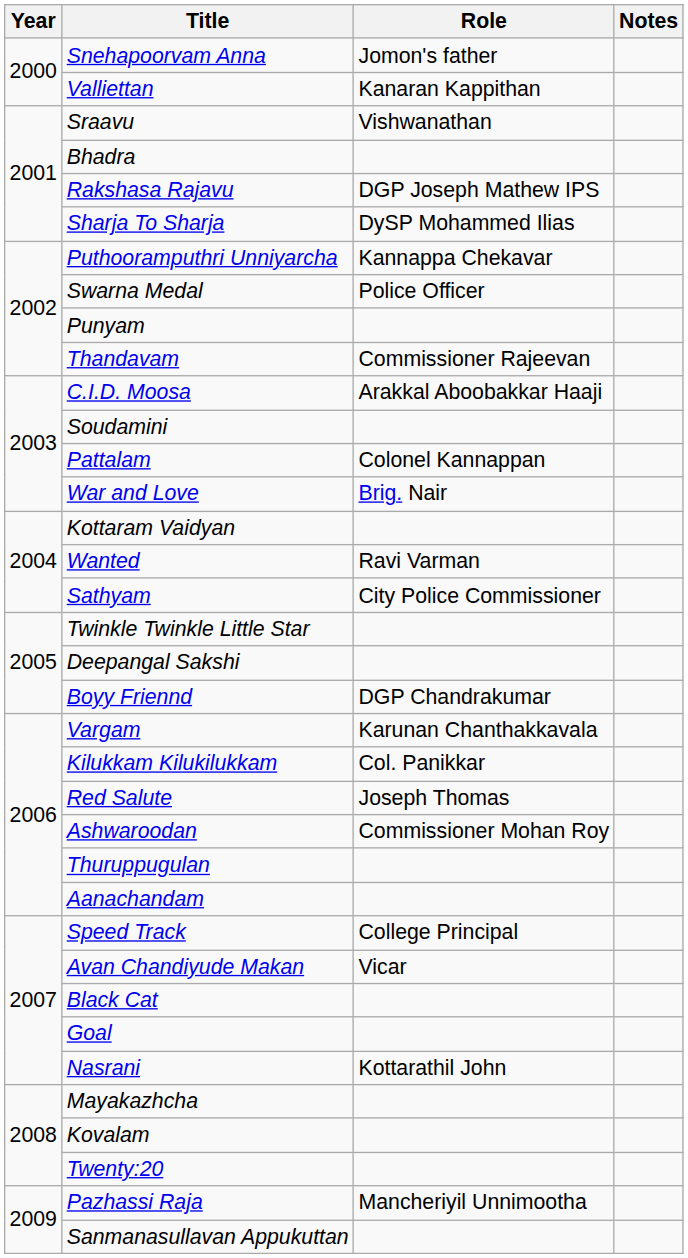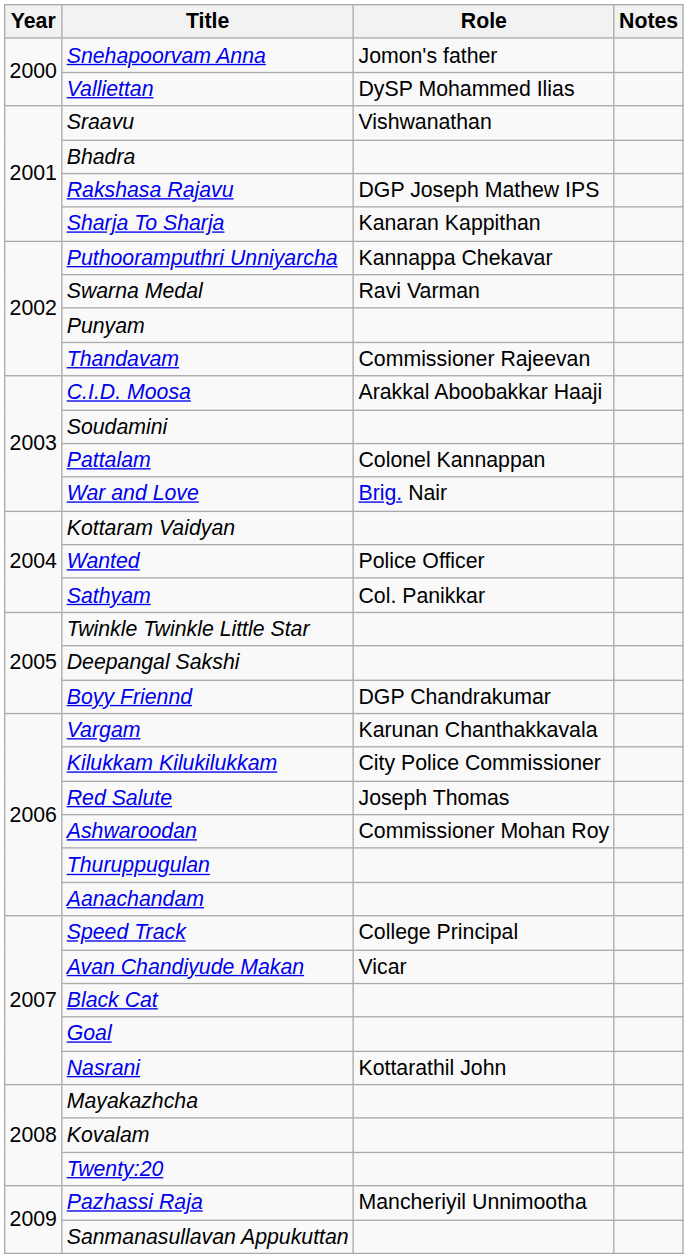(450, 88) Kanaran Kappithan -> (467, 88) DySP Mohammed Ilias
(467, 223) DySP Mohammed Ilias -> (450, 223) Kanaran Kappithan
(422, 291) Police Officer -> (419, 291) Ravi Varman
(419, 561) Ravi Varman -> (422, 561) Police Officer
(480, 595) City Police Commissioner -> (422, 595) Col. Panikkar
(422, 763) Col. Panikkar -> (480, 763) City Police Commissioner
